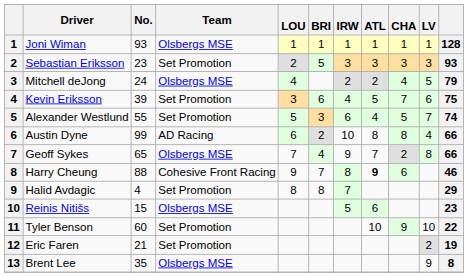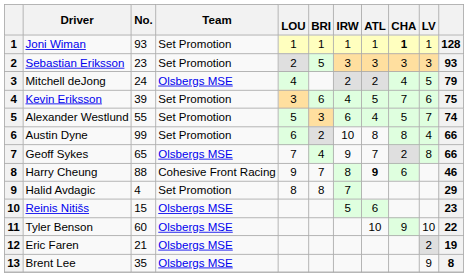(196, 44) Olsbergs MSE -> (195, 44) Set Promotion
(404, 44) normal -> (404, 44) bold
(186, 135) AD Racing -> (195, 135) Set Promotion
(195, 226) Set Promotion -> (196, 226) Olsbergs MSE
(195, 245) Set Promotion -> (196, 245) Olsbergs MSE
